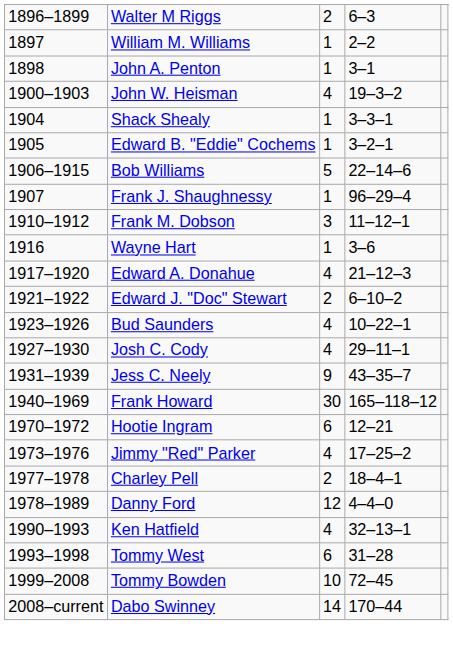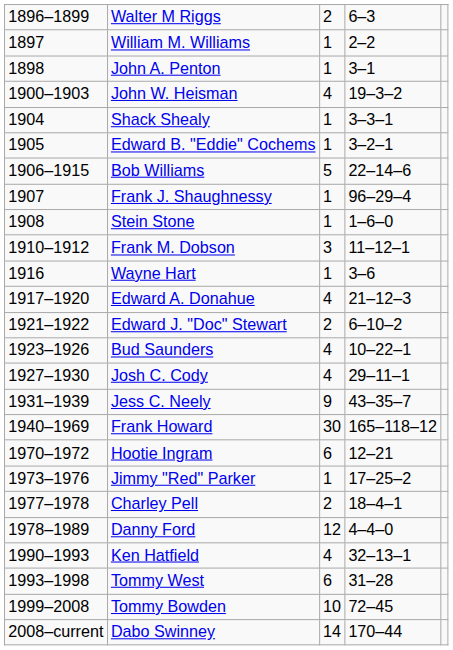+ row: (153, 222)
(327, 453) 4 -> (327, 478) 1
